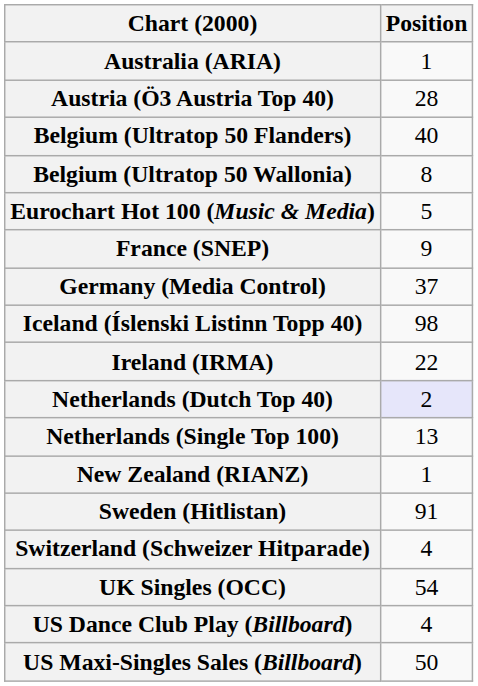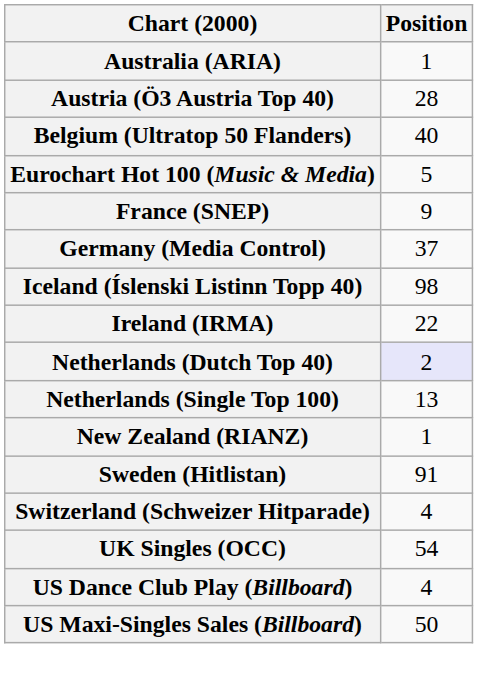- row: (193, 173)
